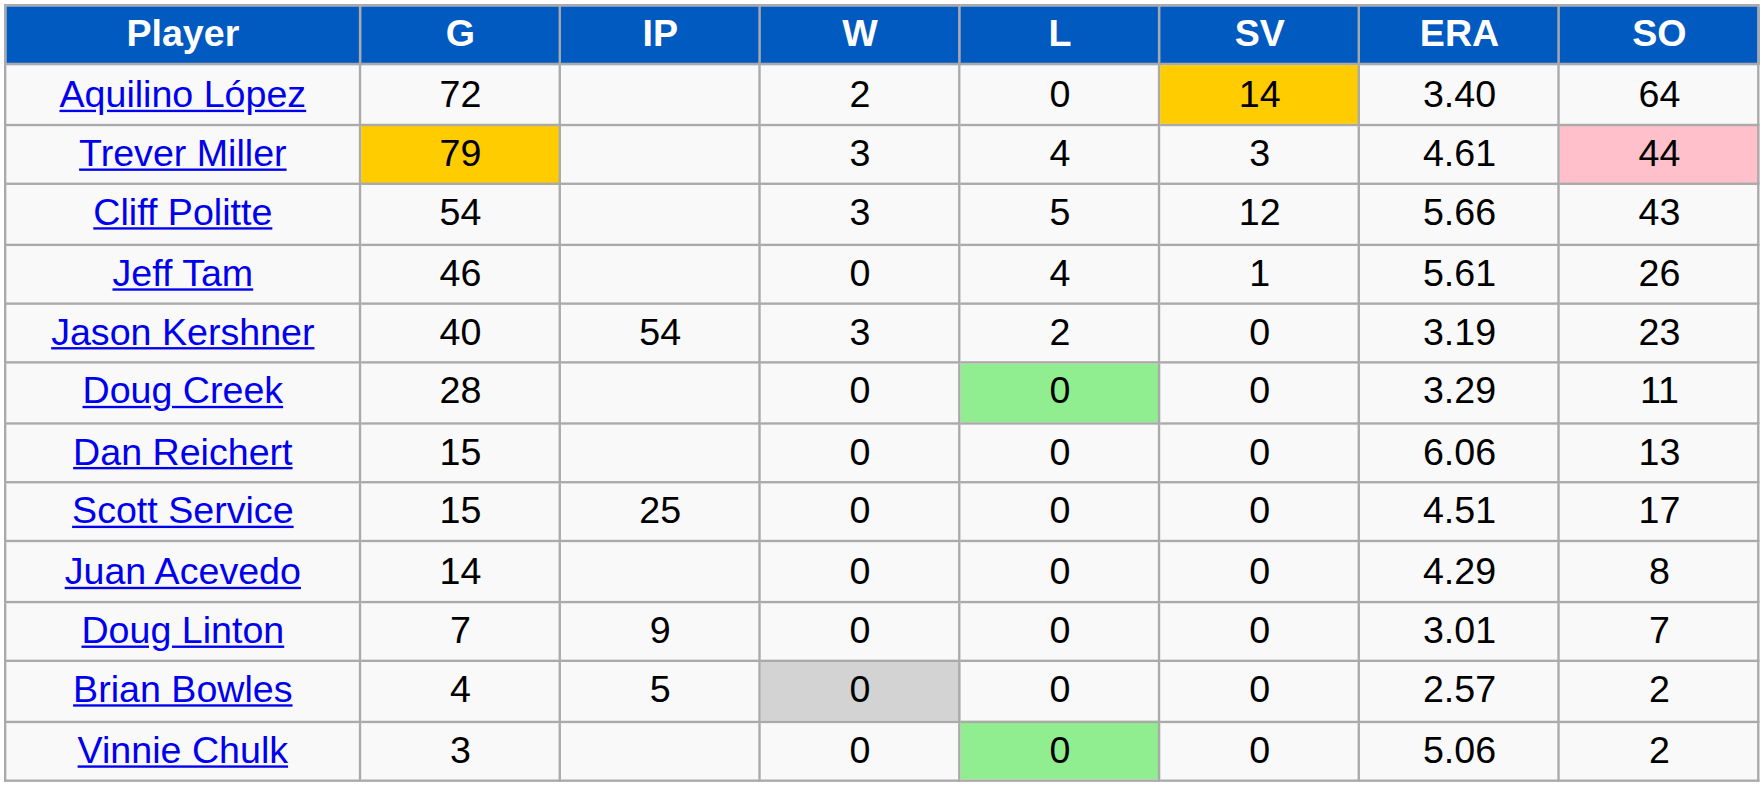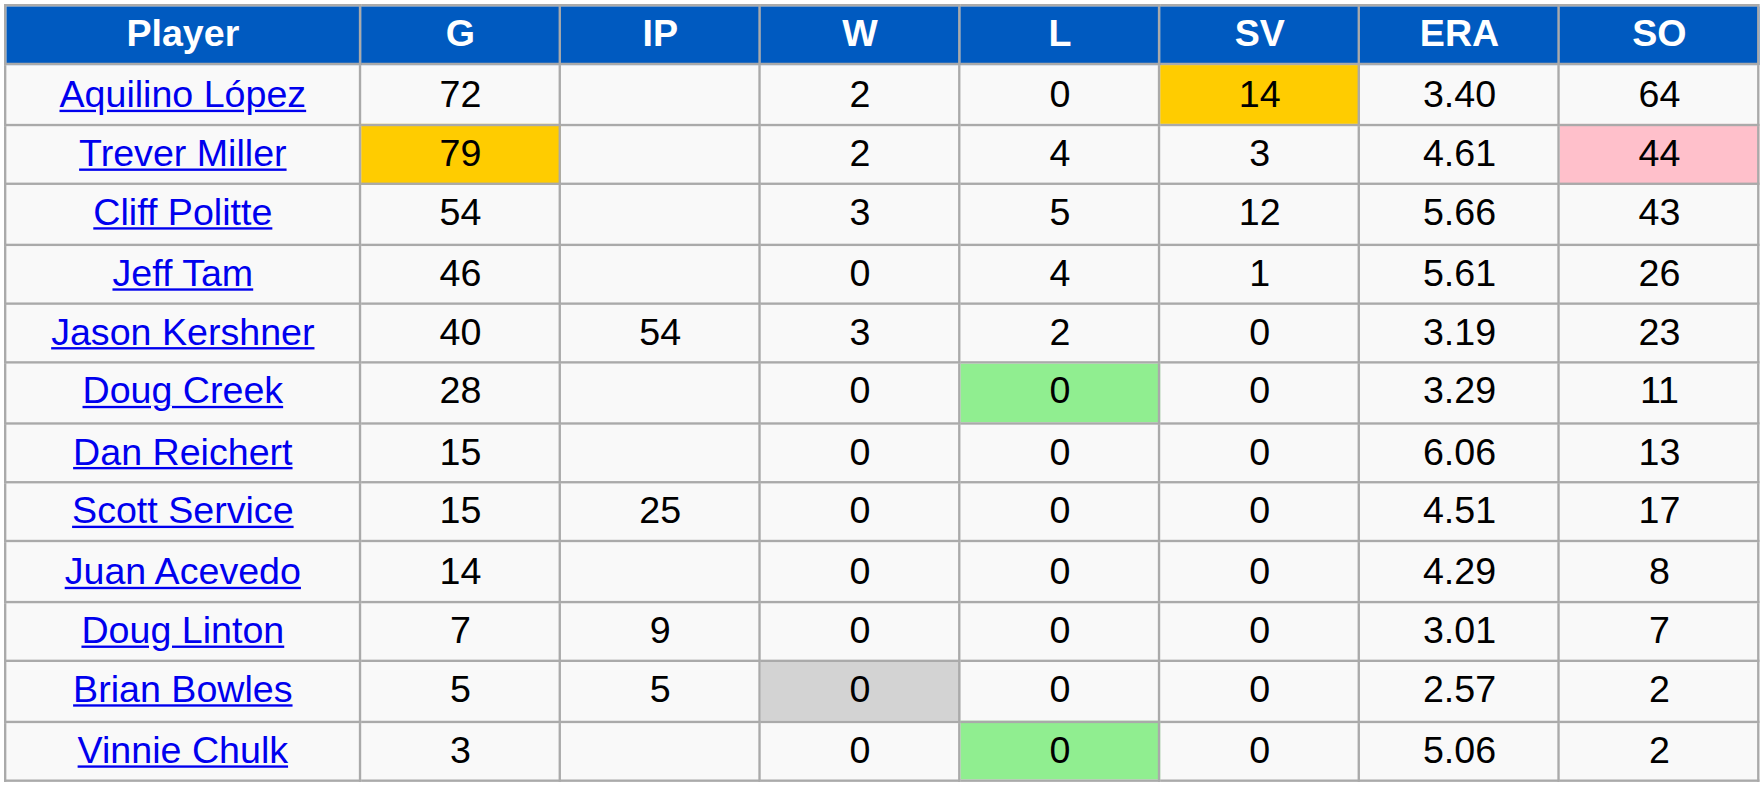(860, 153) 3 -> (860, 153) 2
(460, 690) 4 -> (460, 690) 5
